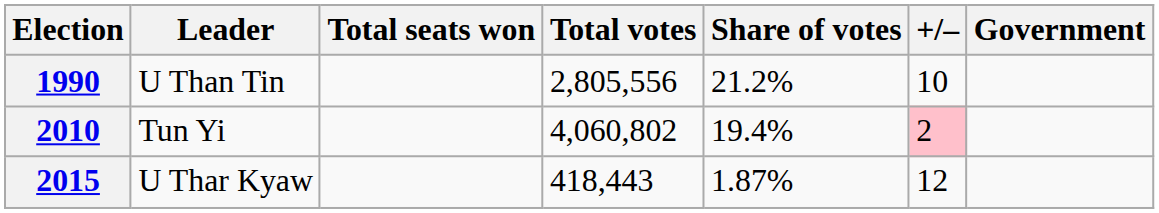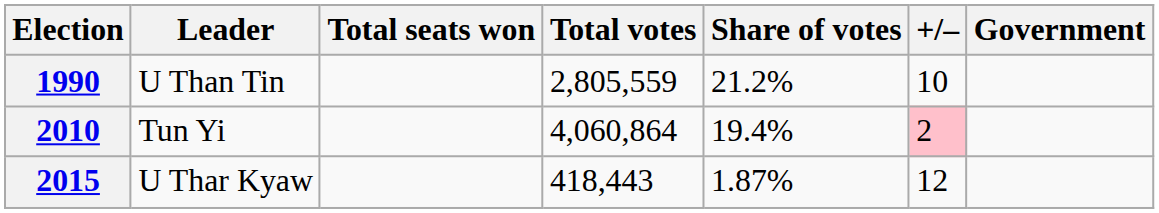(614, 80) 2,805,556 -> (614, 80) 2,805,559
(614, 130) 4,060,802 -> (614, 130) 4,060,864
